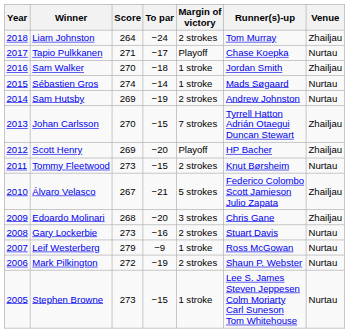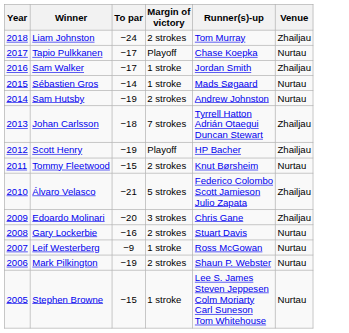- column: (128, 17)
(160, 68) −18 -> (129, 68) −17
(160, 124) −15 -> (129, 124) −18
(160, 150) −20 -> (129, 150) −19
